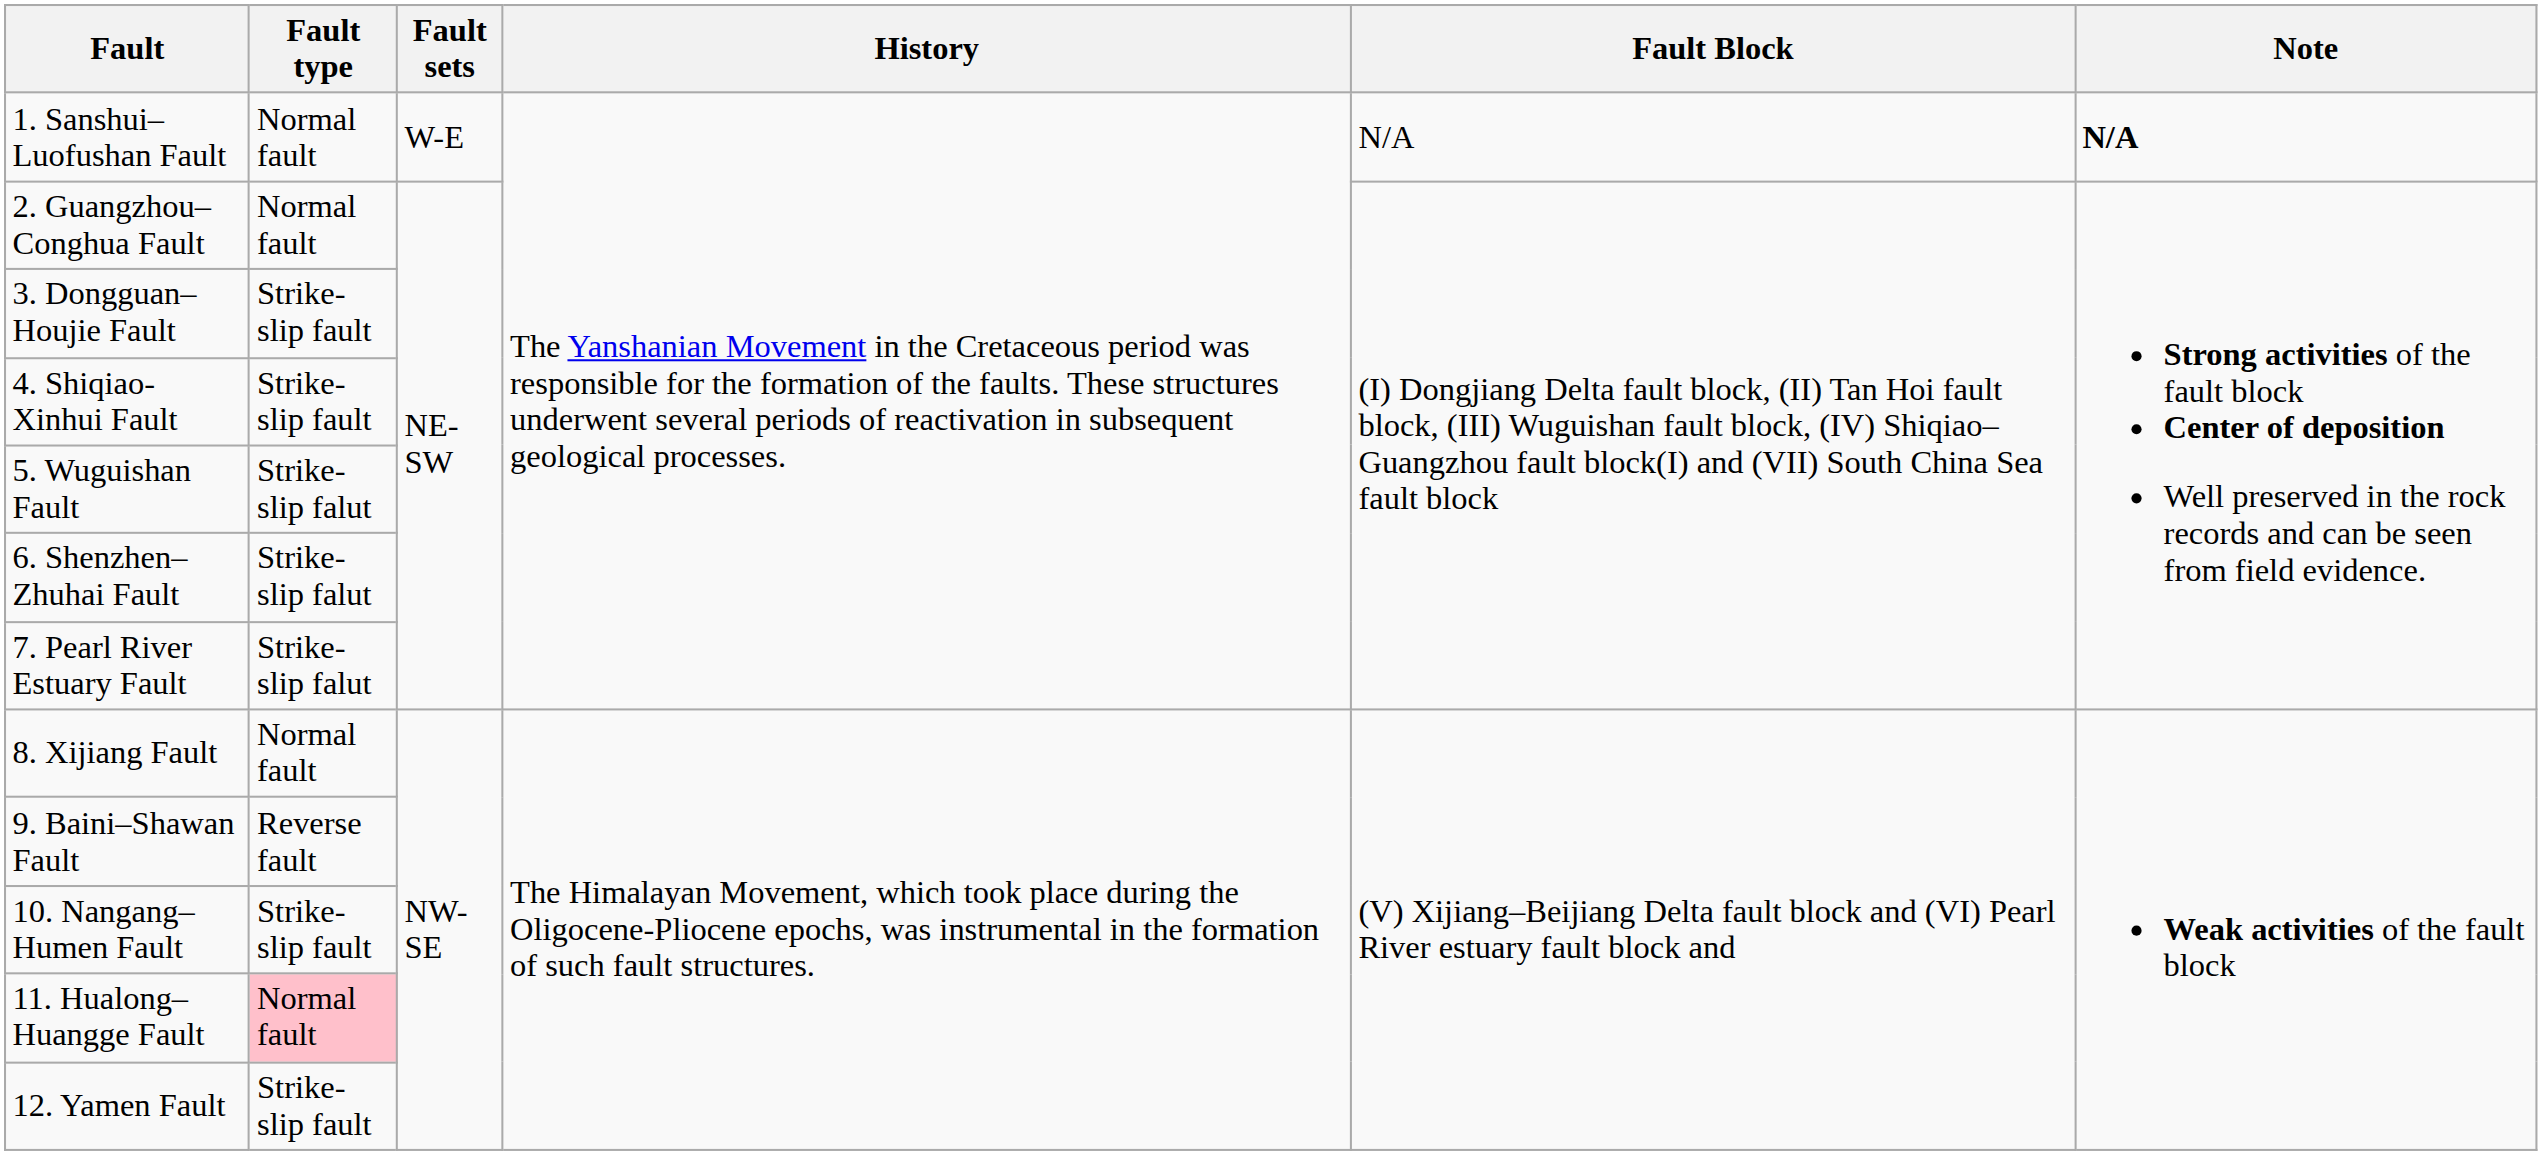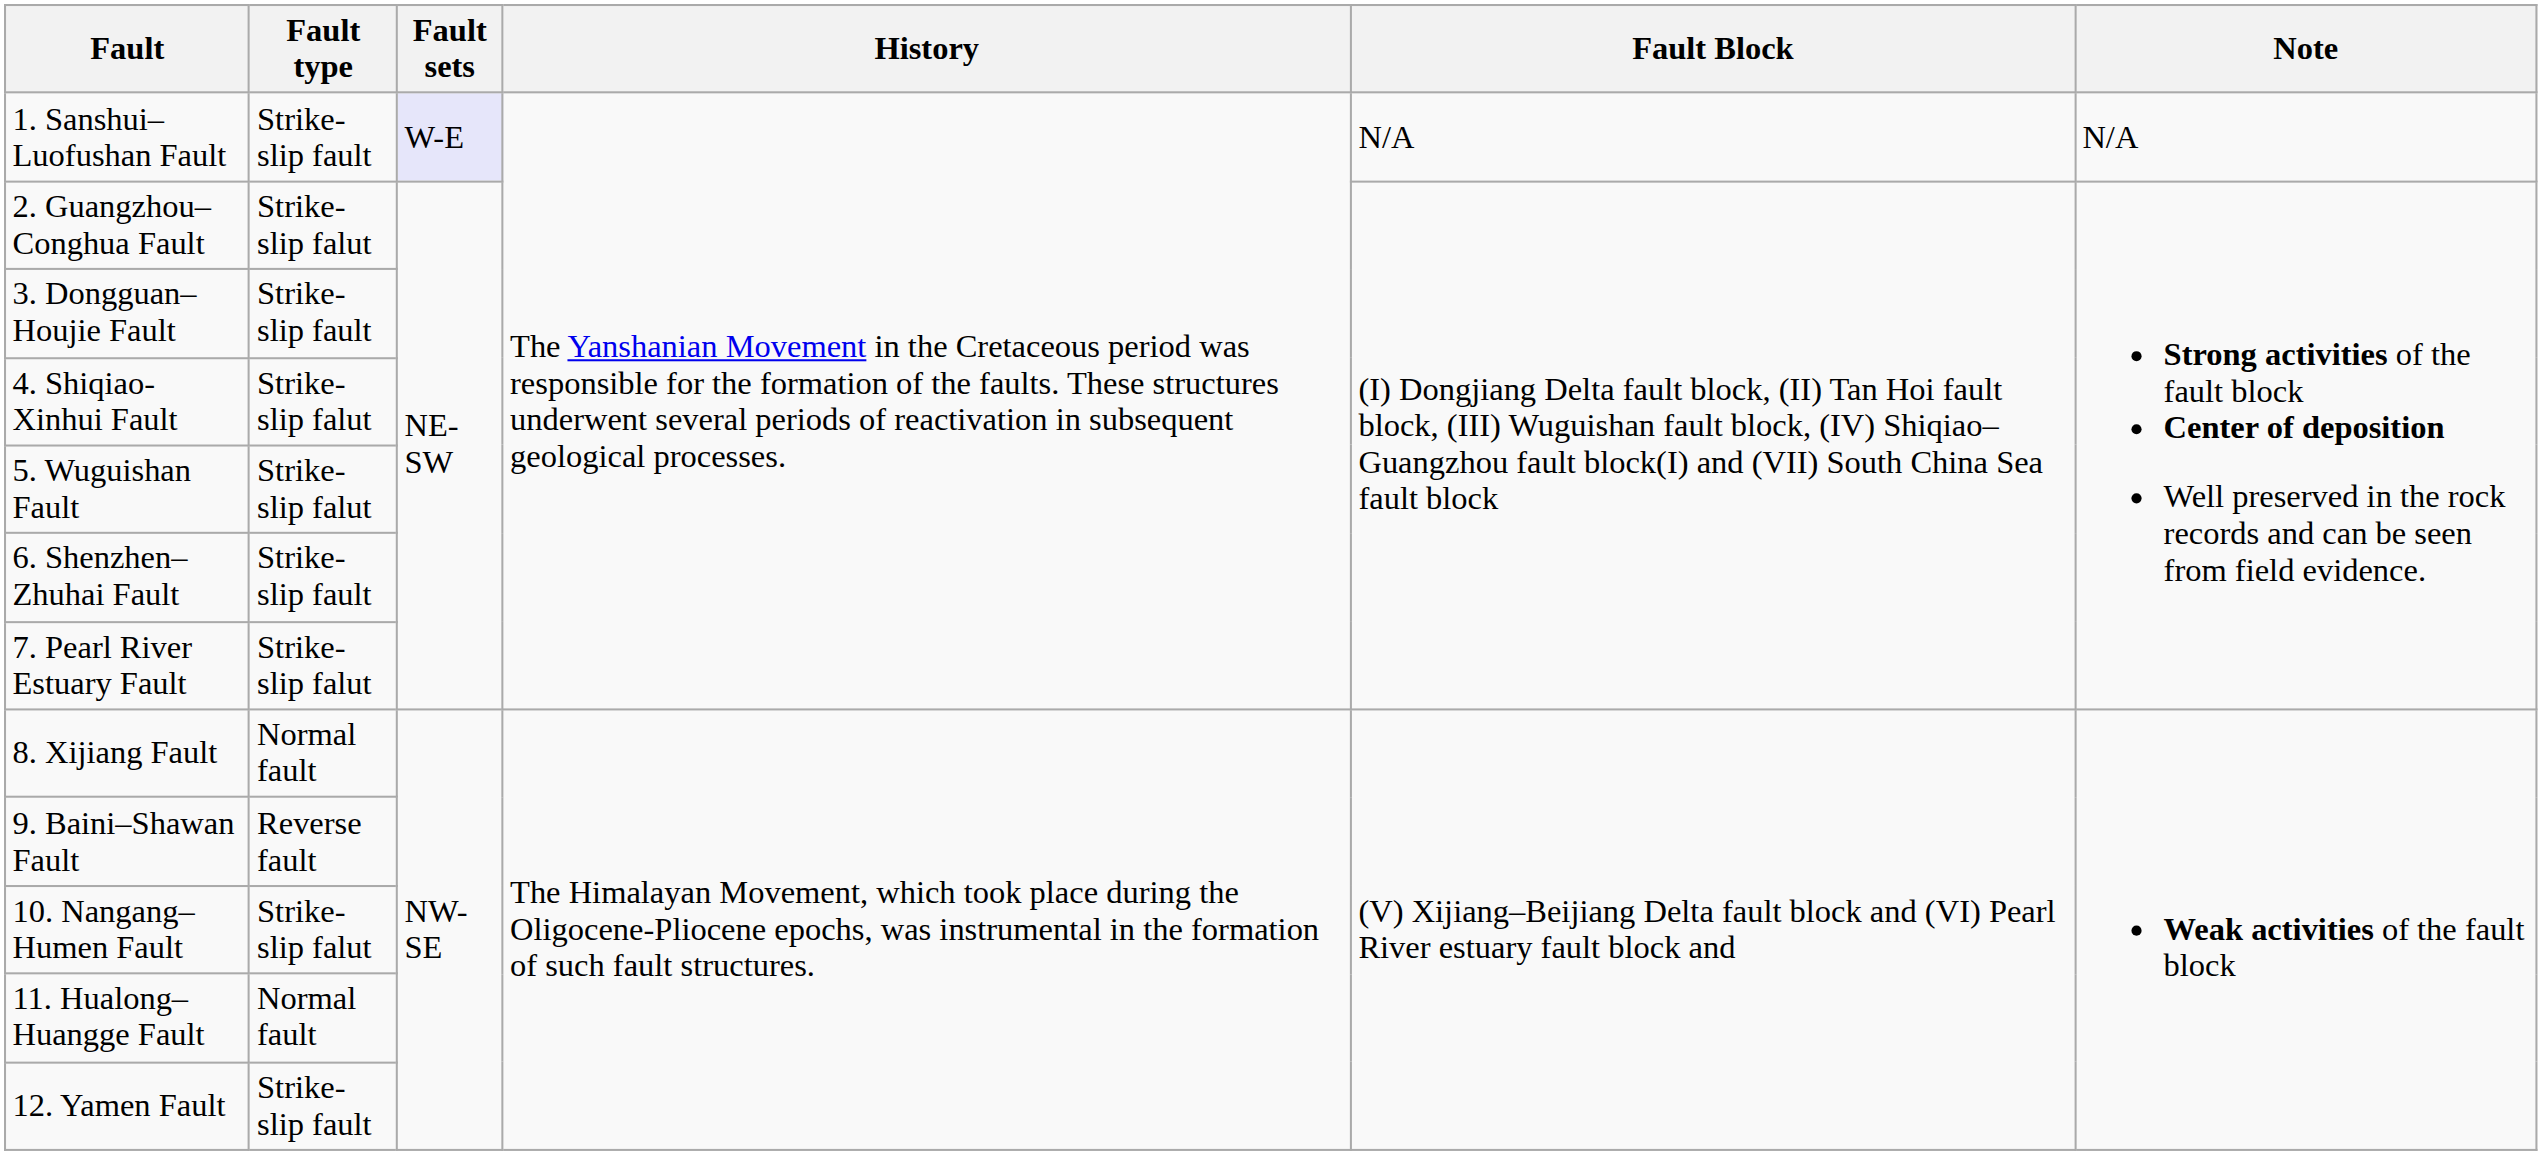(307, 136) Normal fault -> (314, 136) Strike-slip fault
(434, 136) no background -> (434, 136) lavender background
(2110, 136) bold -> (2110, 136) normal
(307, 224) Normal fault -> (314, 224) Strike-slip falut
(314, 400) Strike-slip fault -> (314, 400) Strike-slip falut
(314, 576) Strike-slip falut -> (314, 576) Strike-slip fault
(314, 929) Strike-slip fault -> (314, 929) Strike-slip falut
(307, 1017) pink background -> (307, 1017) no background
